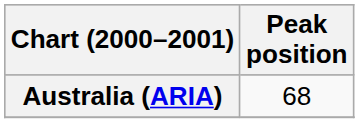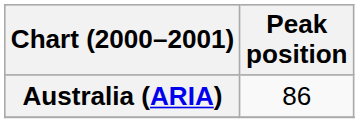(297, 95) 68 -> (297, 95) 86
